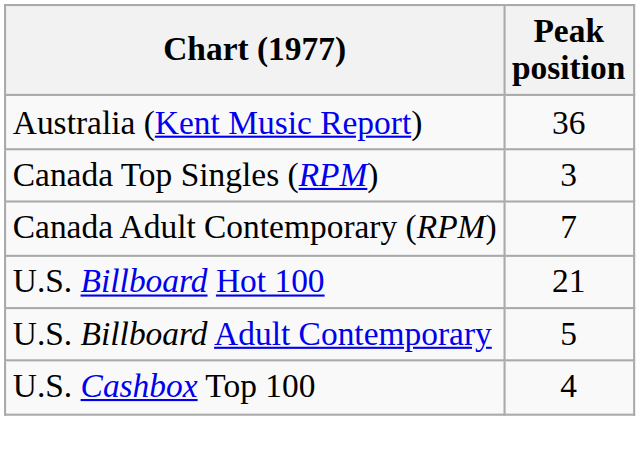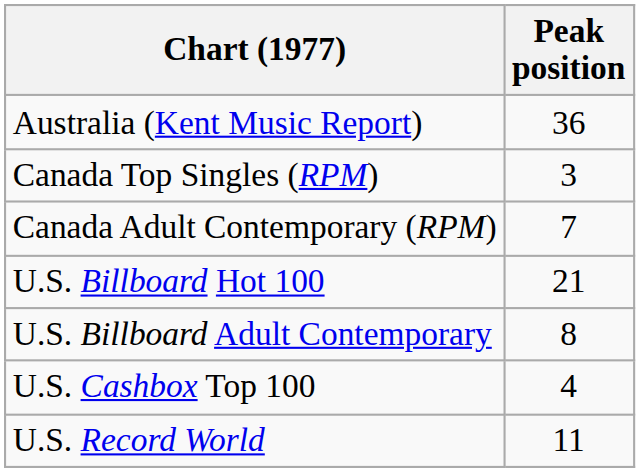(569, 333) 5 -> (569, 333) 8
+ row: (139, 439)
